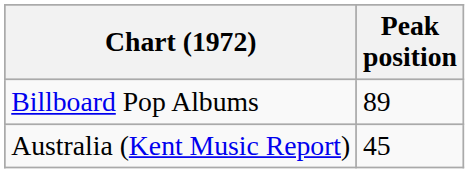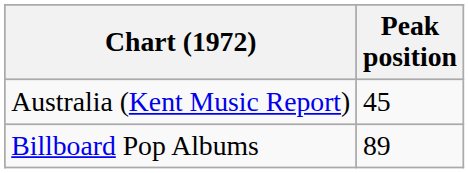rows swapped: (135, 101) <-> (181, 145)
